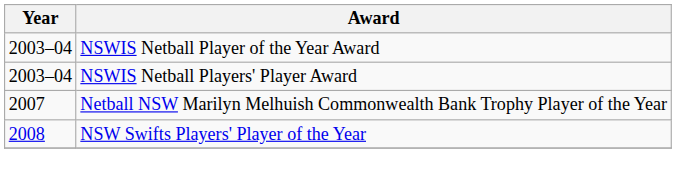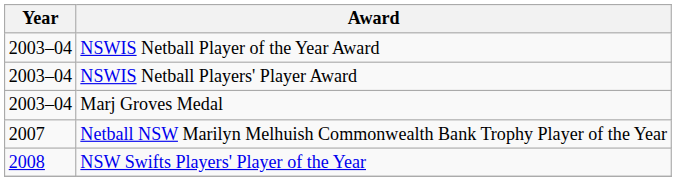+ row: (152, 104)
